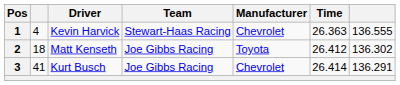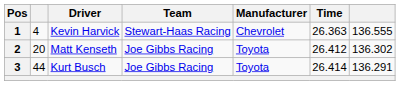(39, 49) 18 -> (39, 49) 20
(39, 67) 41 -> (39, 67) 44
(260, 67) Chevrolet -> (252, 67) Toyota
